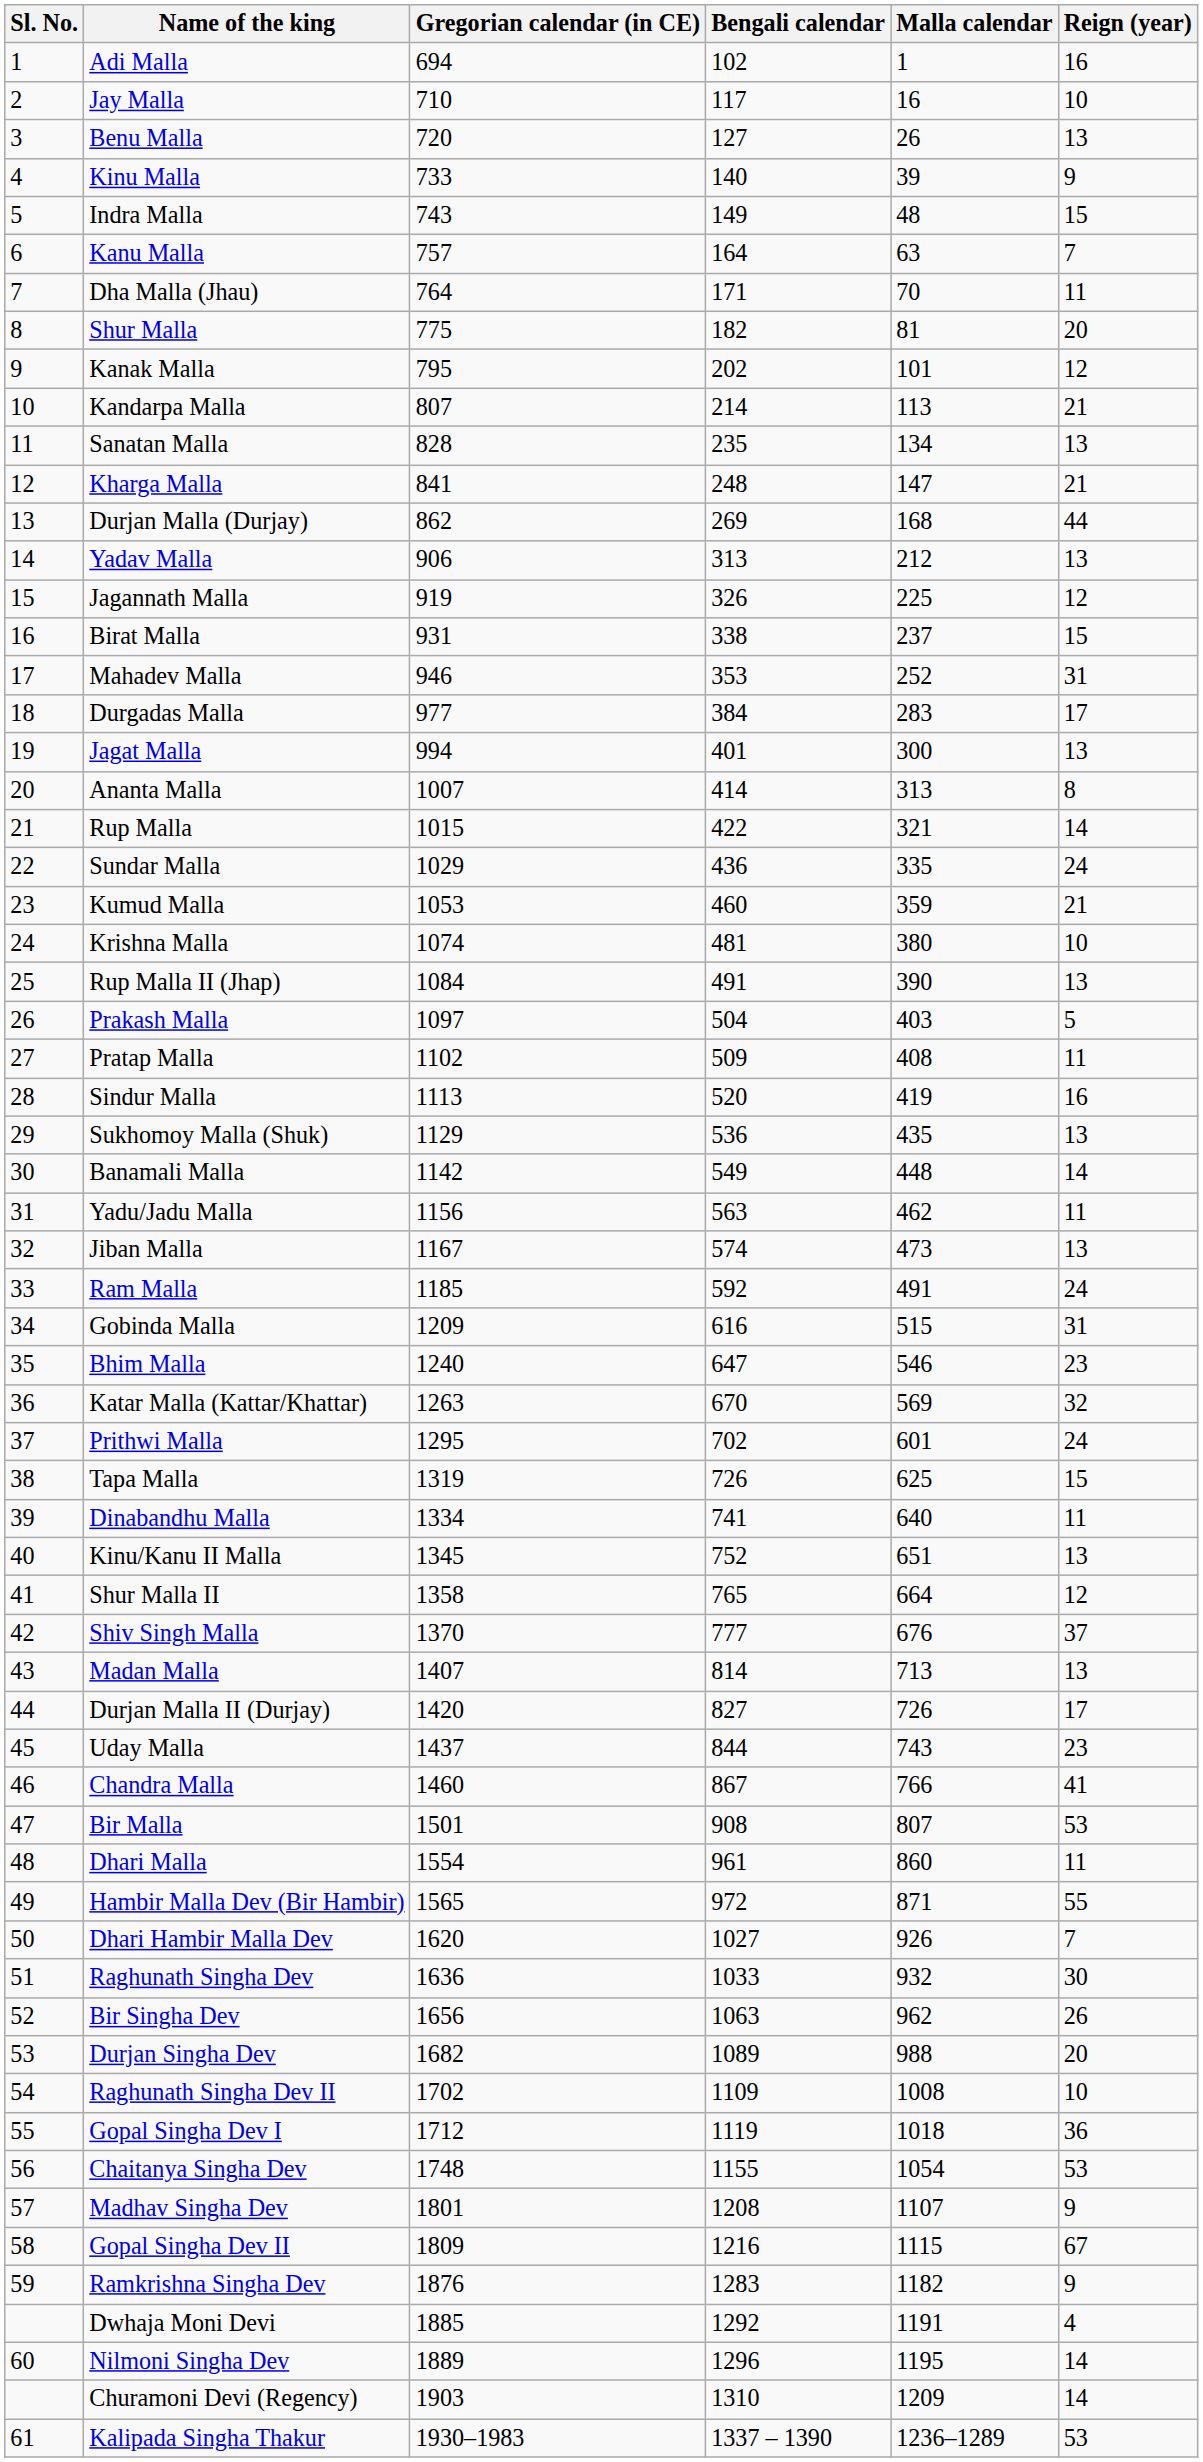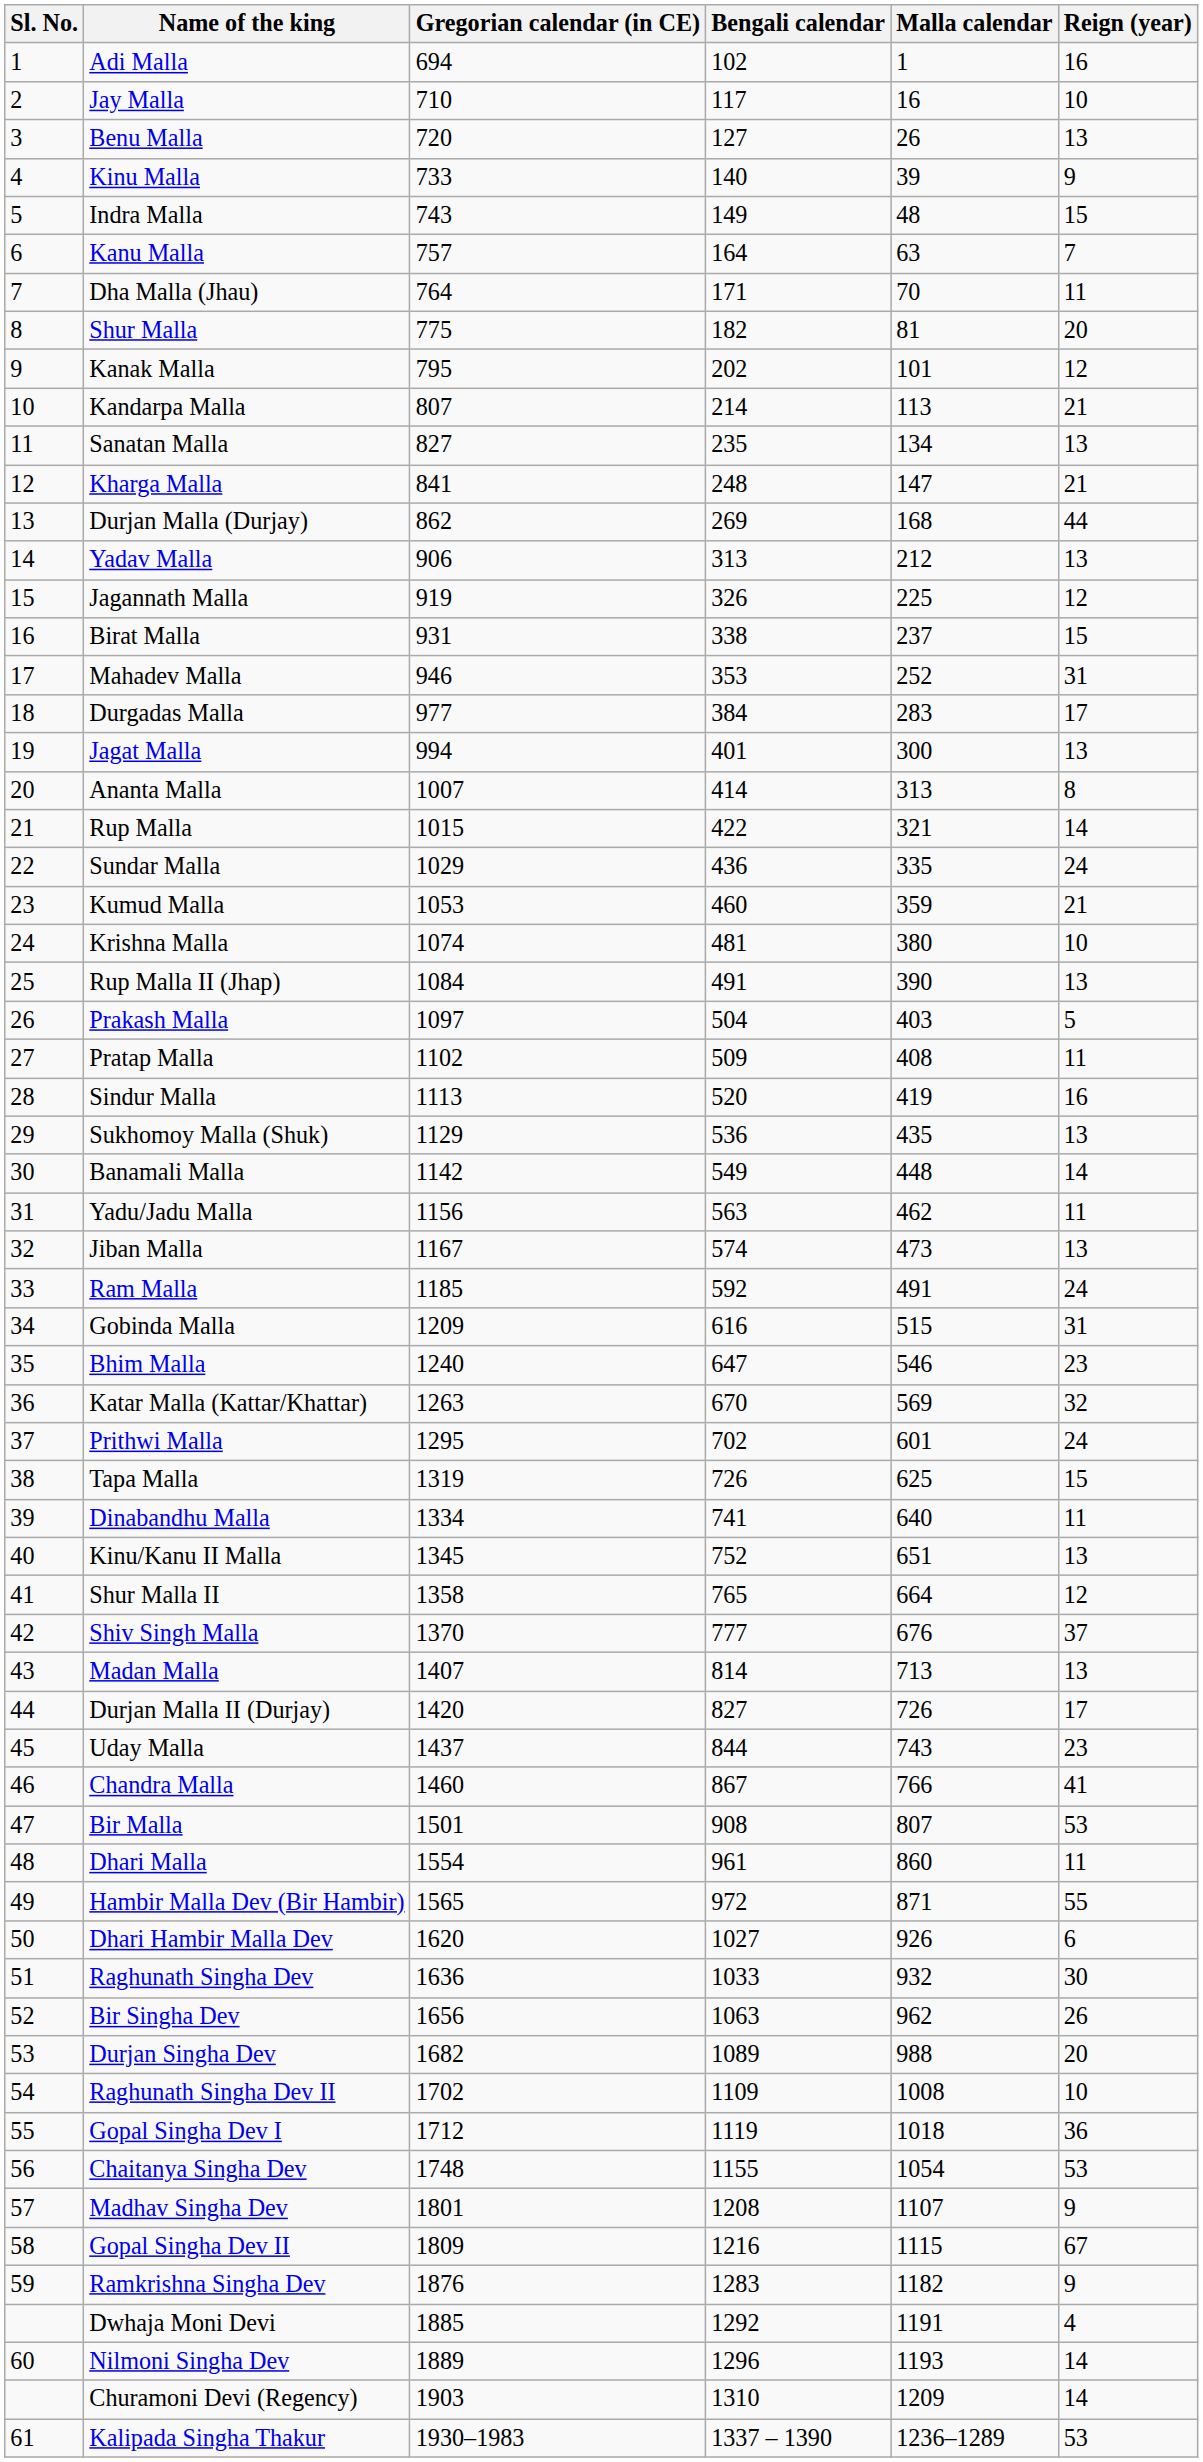(434, 445) 828 -> (434, 445) 827
(1070, 1939) 7 -> (1070, 1939) 6
(920, 2360) 1195 -> (920, 2360) 1193
